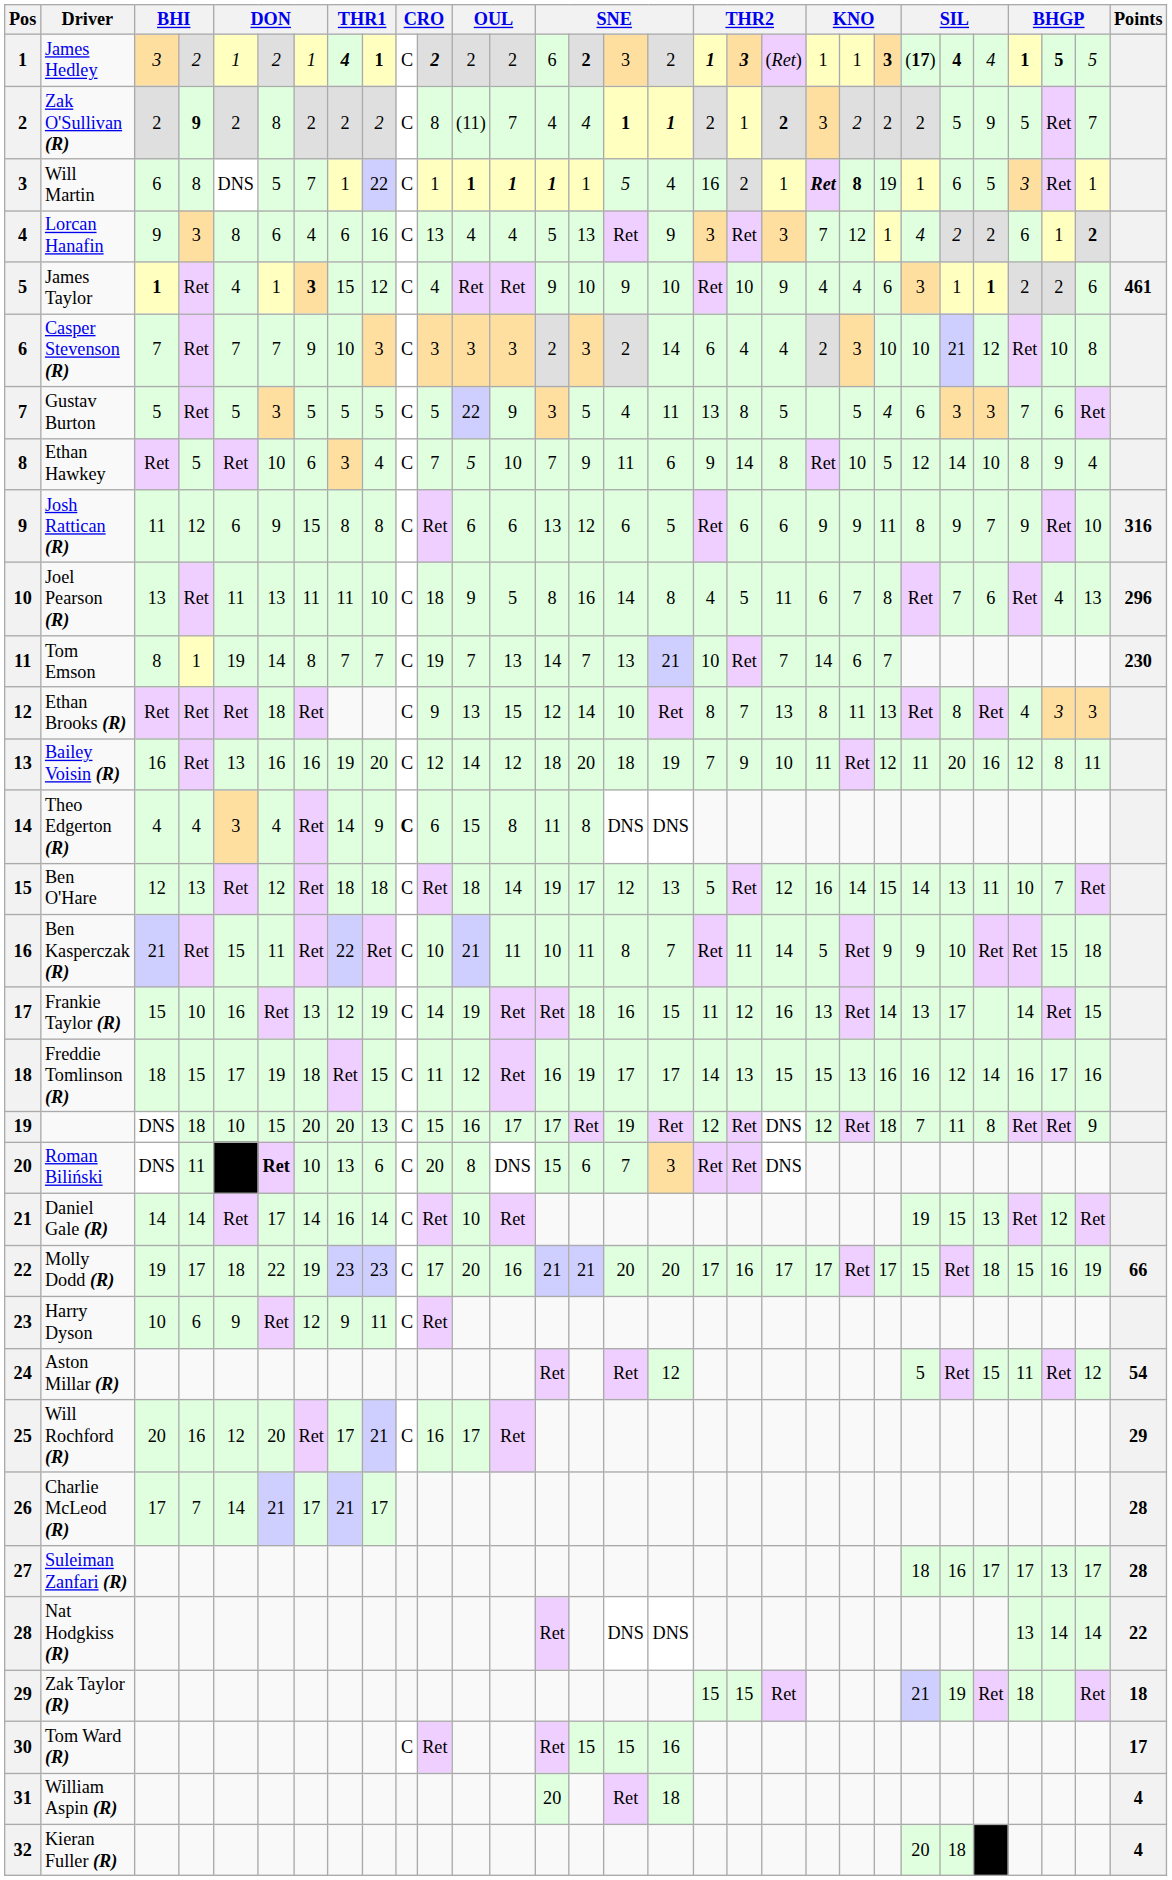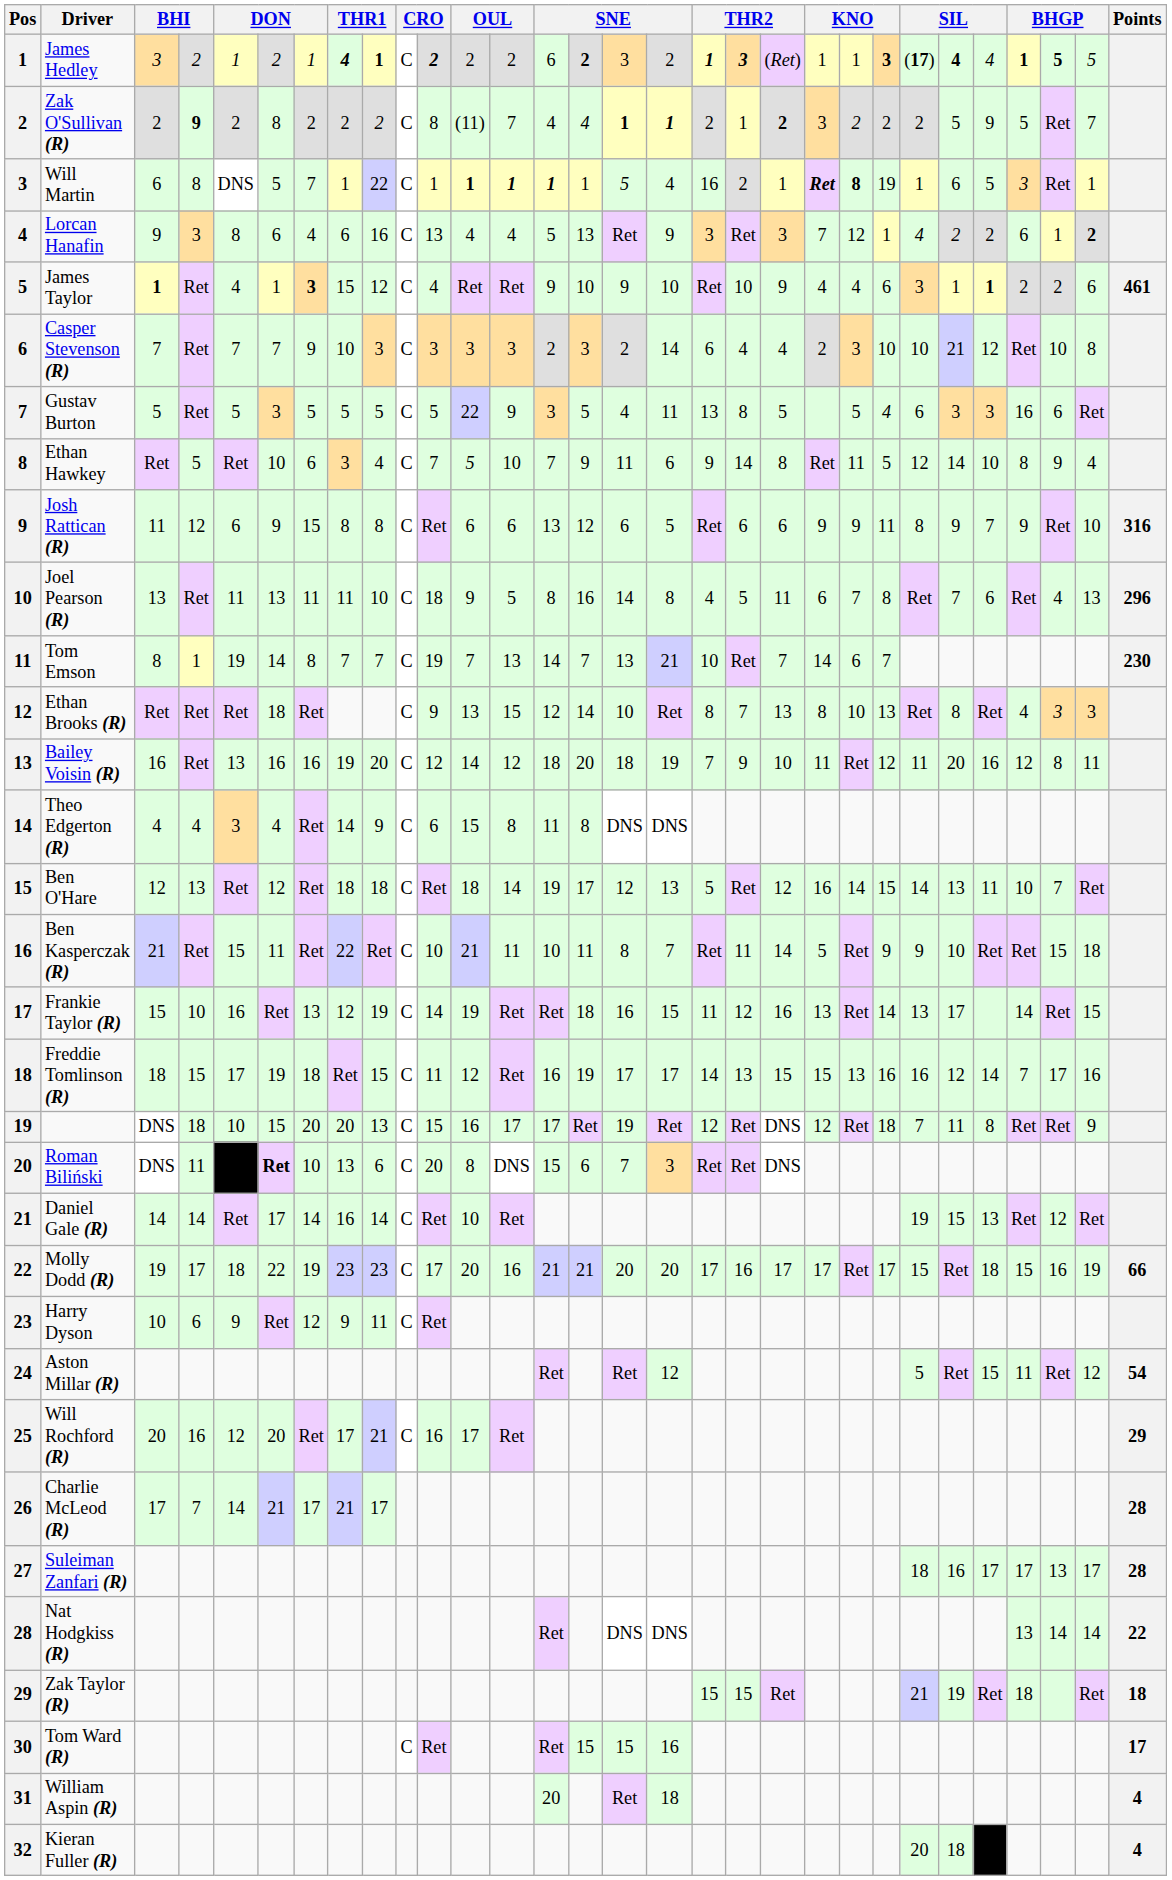(1025, 411) 7 -> (1024, 411) 16
(857, 463) 10 -> (856, 463) 11
(857, 712) 11 -> (856, 712) 10
(407, 825) bold -> (406, 825) normal
(1025, 1074) 16 -> (1024, 1074) 7
